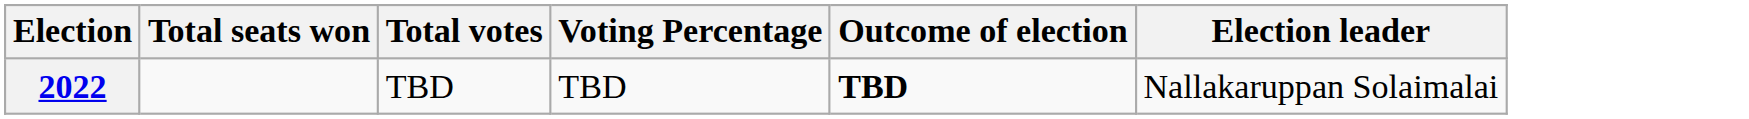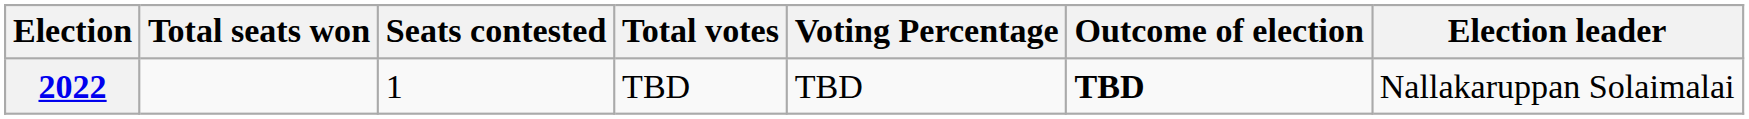+ column: (496, 31)
